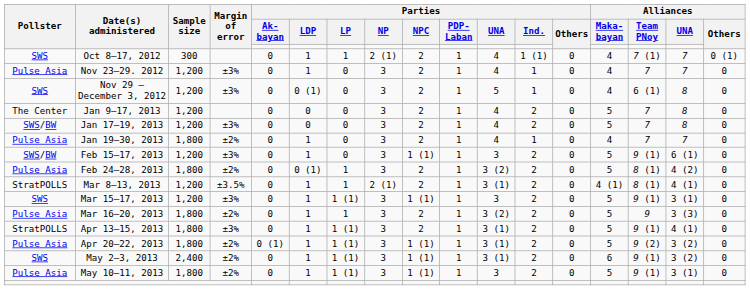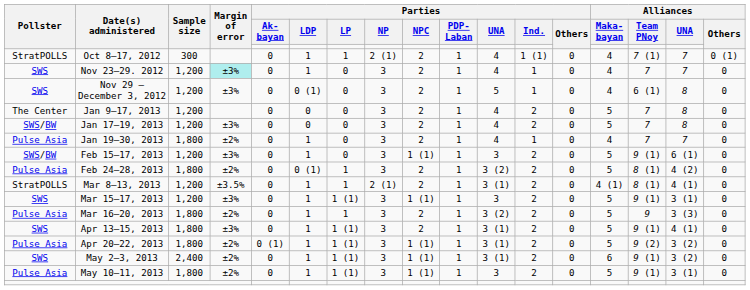(40, 56) SWS -> (40, 56) StratPOLLS
(40, 71) Pulse Asia -> (40, 71) SWS
(231, 71) no background -> (231, 71) paleturquoise background
(40, 229) StratPOLLS -> (40, 229) SWS
